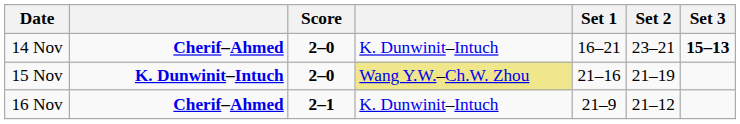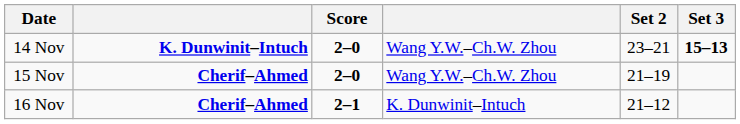- column: (599, 19)
(229, 47) Cherif–Ahmed -> (233, 47) K. Dunwinit–Intuch
(429, 47) K. Dunwinit–Intuch -> (471, 47) Wang Y.W.–Ch.W. Zhou
(209, 76) K. Dunwinit–Intuch -> (253, 76) Cherif–Ahmed
(444, 76) khaki background -> (471, 76) no background
